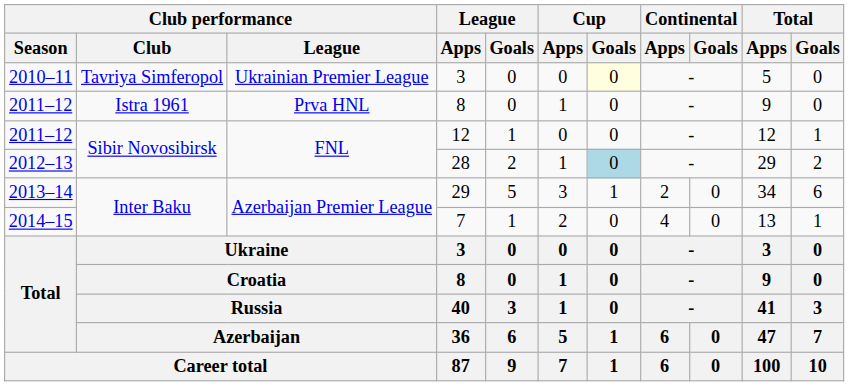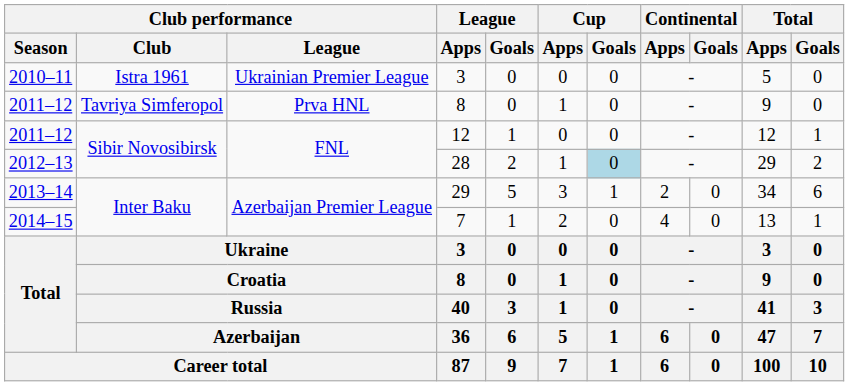(152, 76) Tavriya Simferopol -> (152, 76) Istra 1961
(614, 76) lightyellow background -> (614, 76) no background
(152, 105) Istra 1961 -> (152, 105) Tavriya Simferopol
